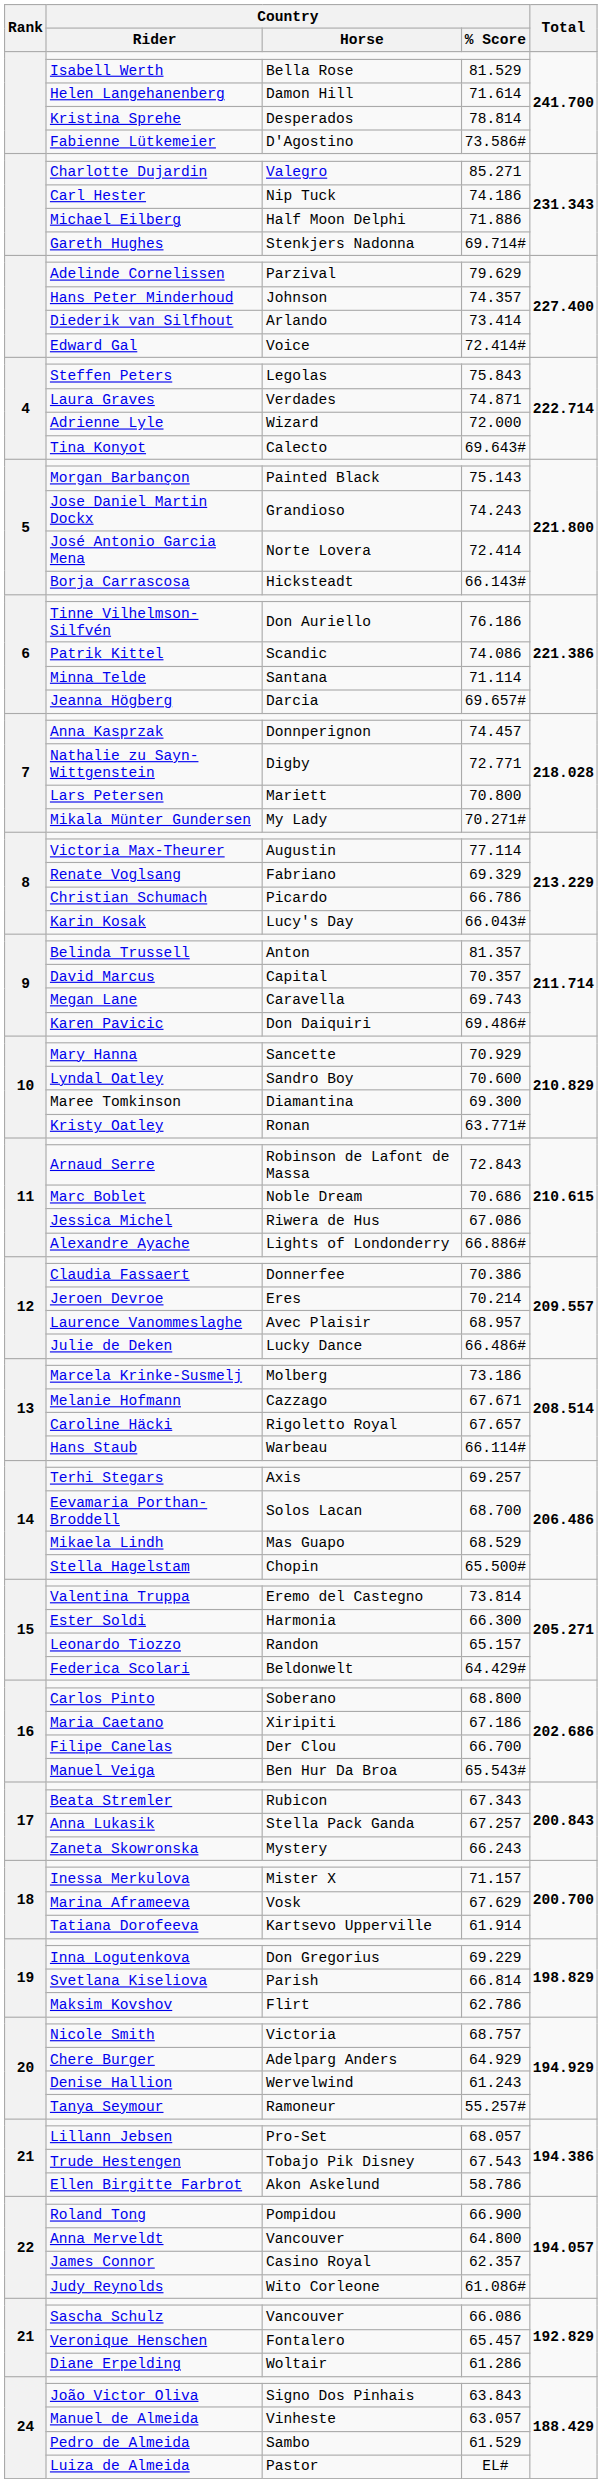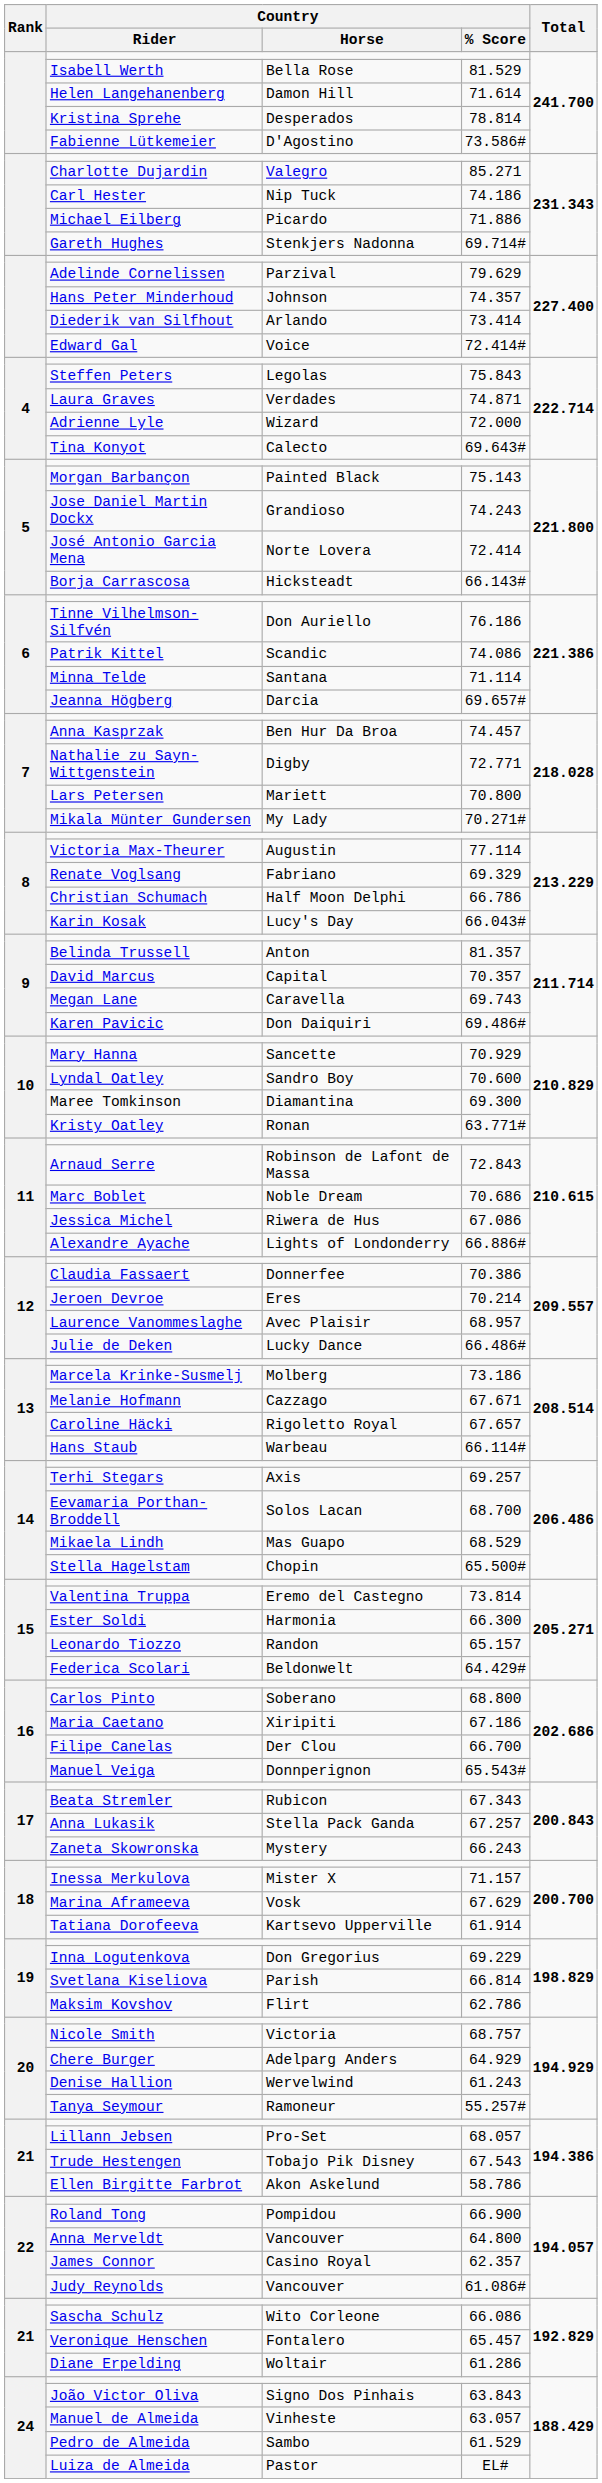(336, 220) Half Moon Delphi -> (297, 220) Picardo
(318, 732) Donnperignon -> (332, 732) Ben Hur Da Broa
(297, 898) Picardo -> (336, 898) Half Moon Delphi
(332, 1771) Ben Hur Da Broa -> (318, 1771) Donnperignon
(323, 2287) Wito Corleone -> (305, 2287) Vancouver
(305, 2317) Vancouver -> (323, 2317) Wito Corleone
